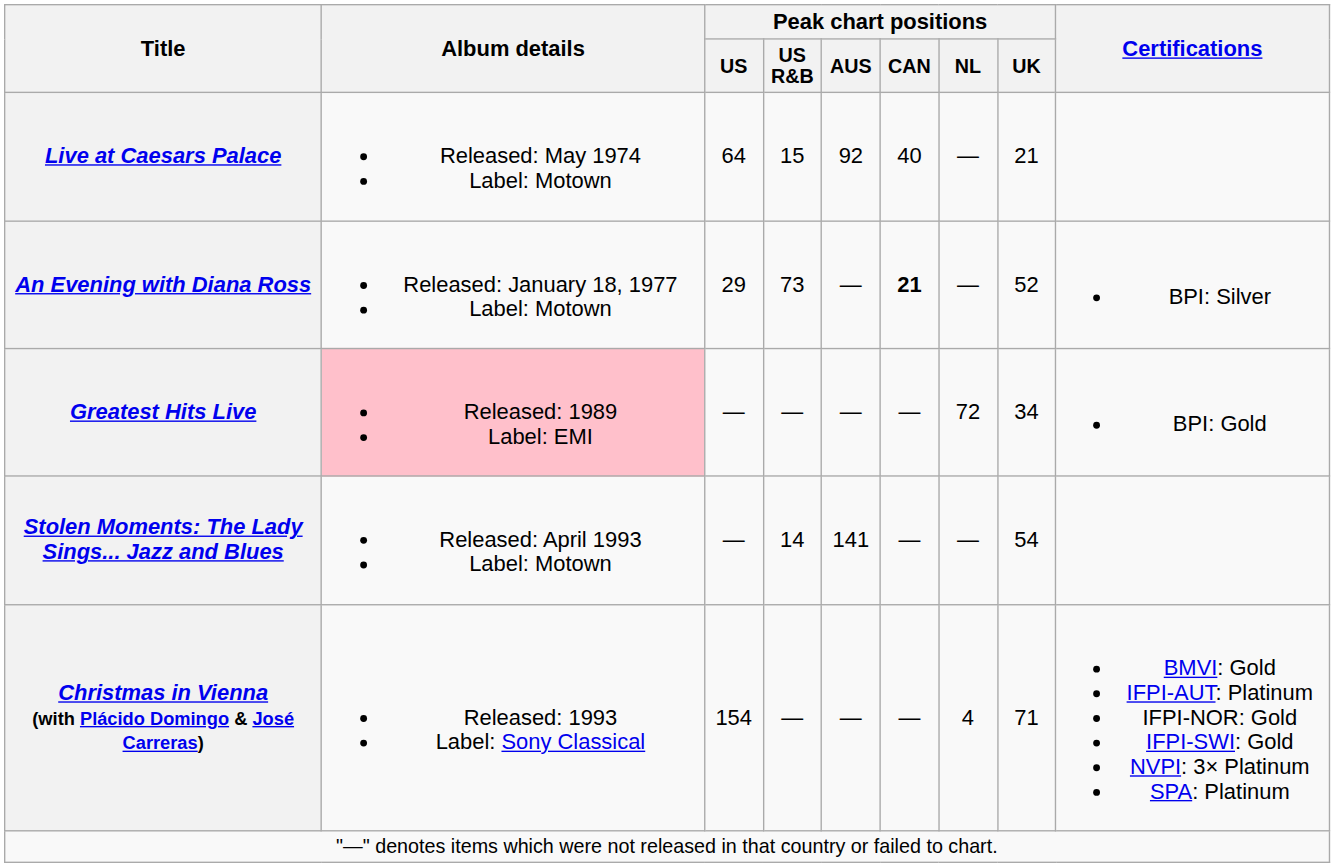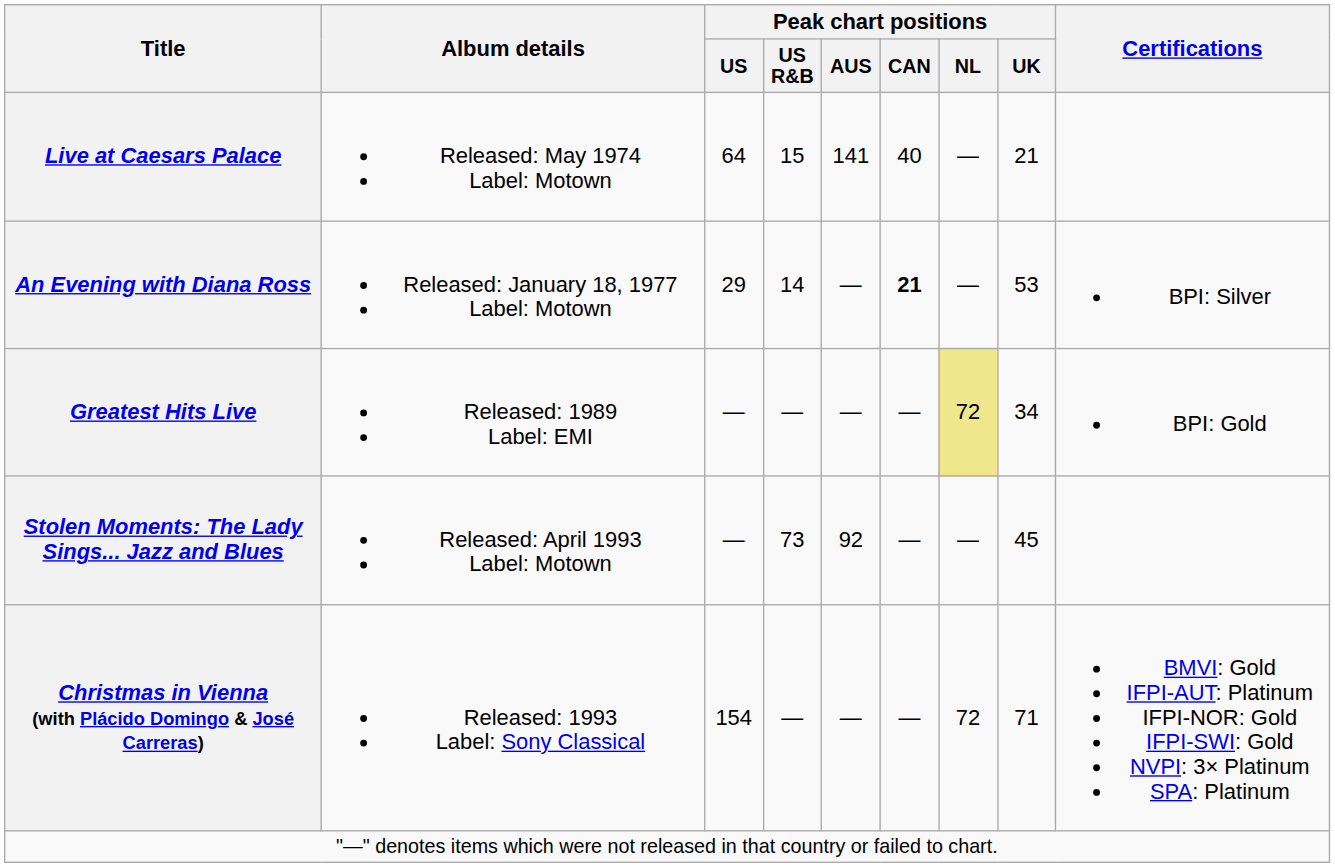(851, 156) 92 -> (851, 156) 141
(792, 284) 73 -> (792, 284) 14
(1027, 284) 52 -> (1027, 284) 53
(513, 425) pink background -> (513, 425) no background
(968, 412) no background -> (968, 412) khaki background
(792, 540) 14 -> (792, 540) 73
(851, 540) 141 -> (851, 540) 92
(1027, 540) 54 -> (1027, 540) 45
(968, 717) 4 -> (968, 717) 72
